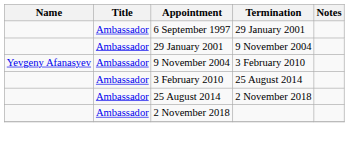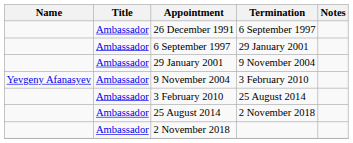+ row: (194, 29)
